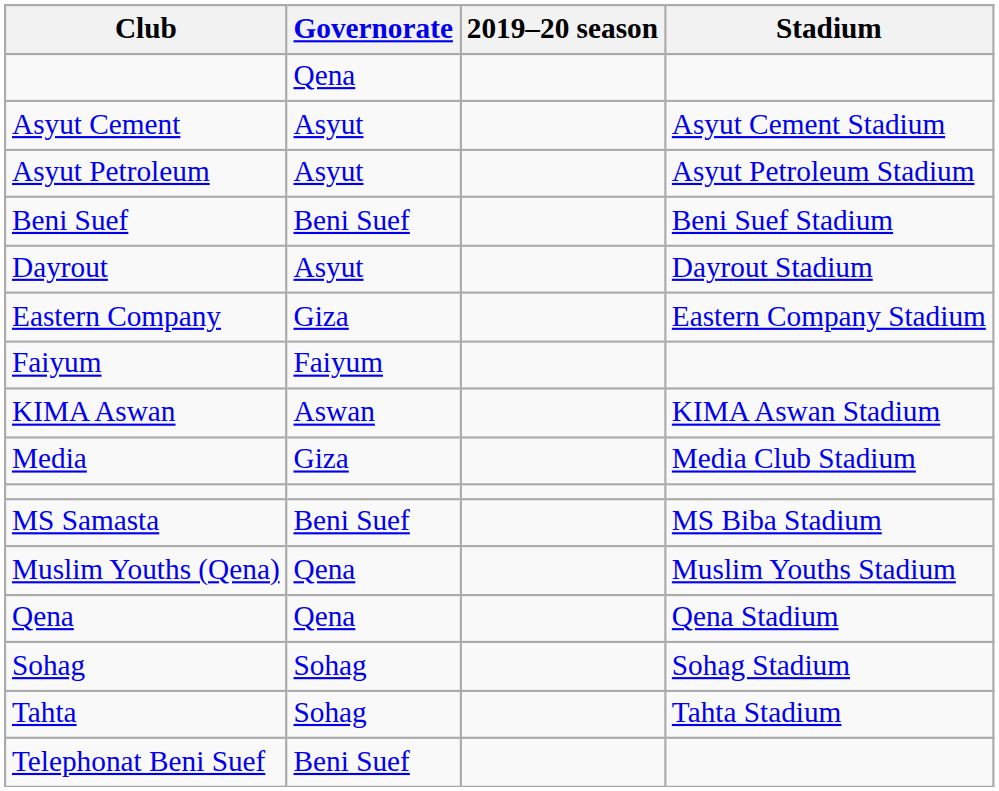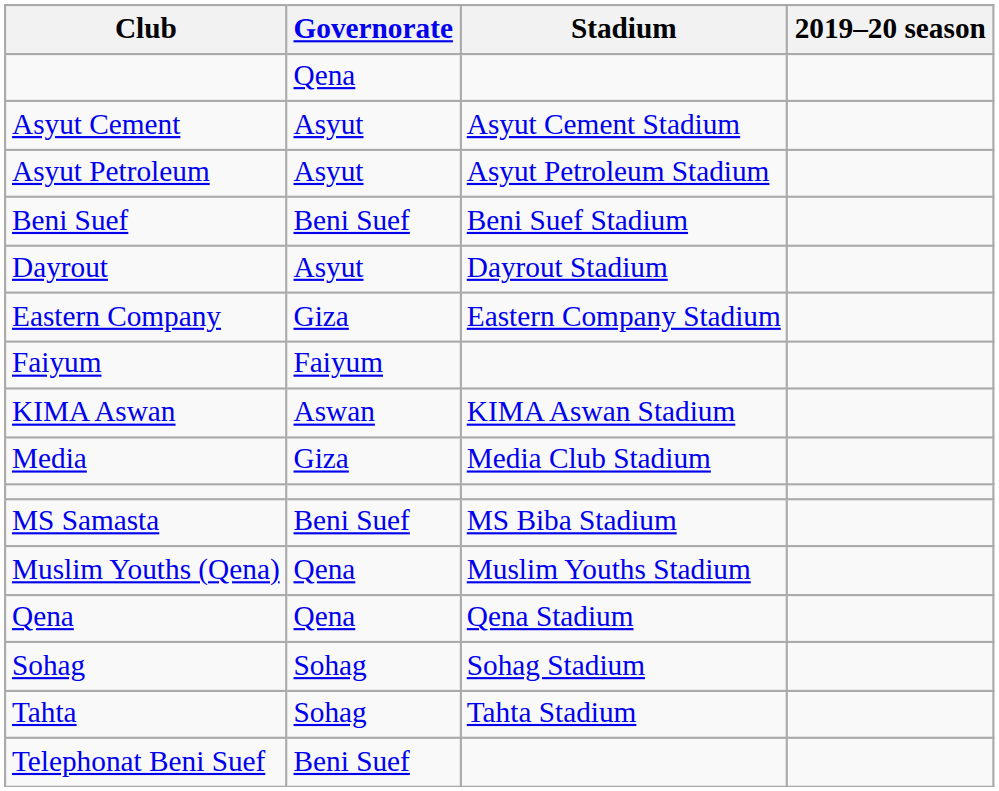columns swapped: (829, 28) <-> (562, 28)
